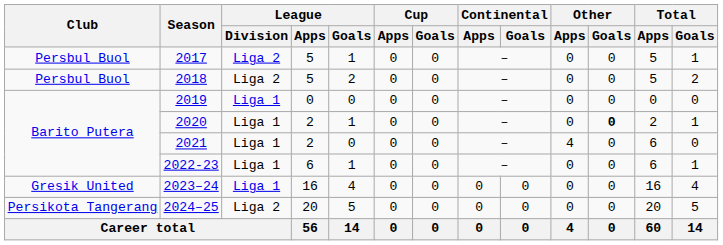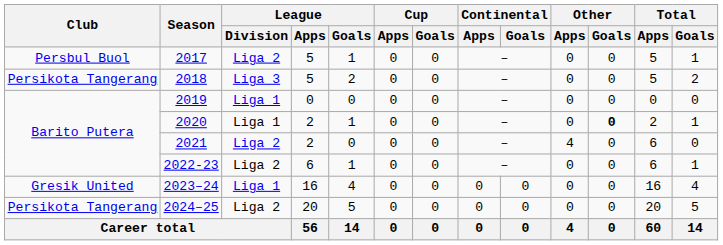(82, 79) Persbul Buol -> (82, 79) Persikota Tangerang
(257, 79) Liga 2 -> (257, 79) Liga 3
(257, 144) Liga 1 -> (257, 144) Liga 2
(257, 165) Liga 1 -> (257, 165) Liga 2
